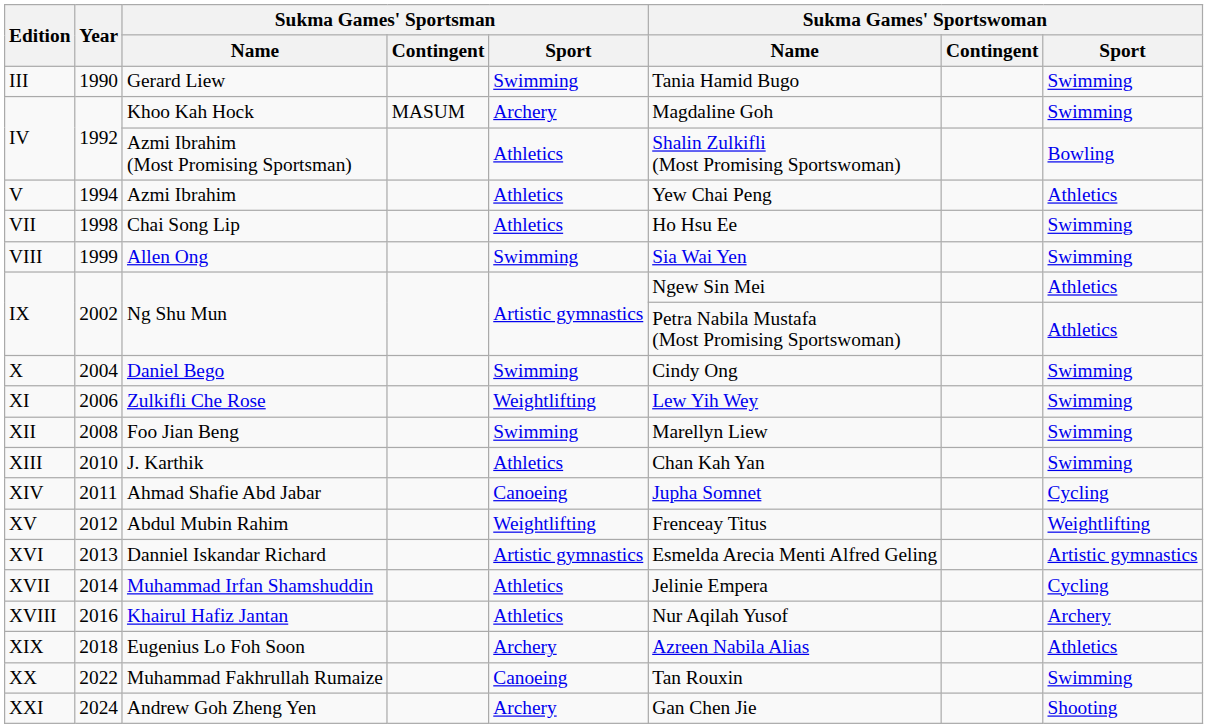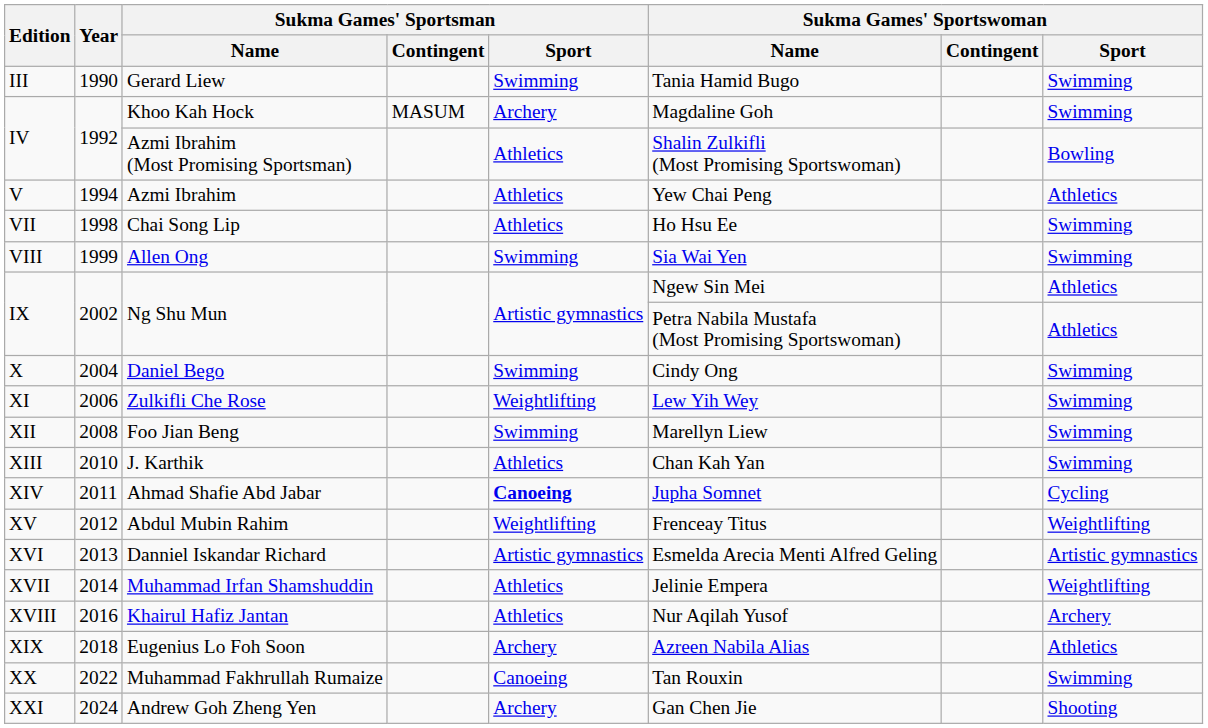(530, 493) normal -> (533, 493) bold
(1078, 585) Cycling -> (1099, 585) Weightlifting
